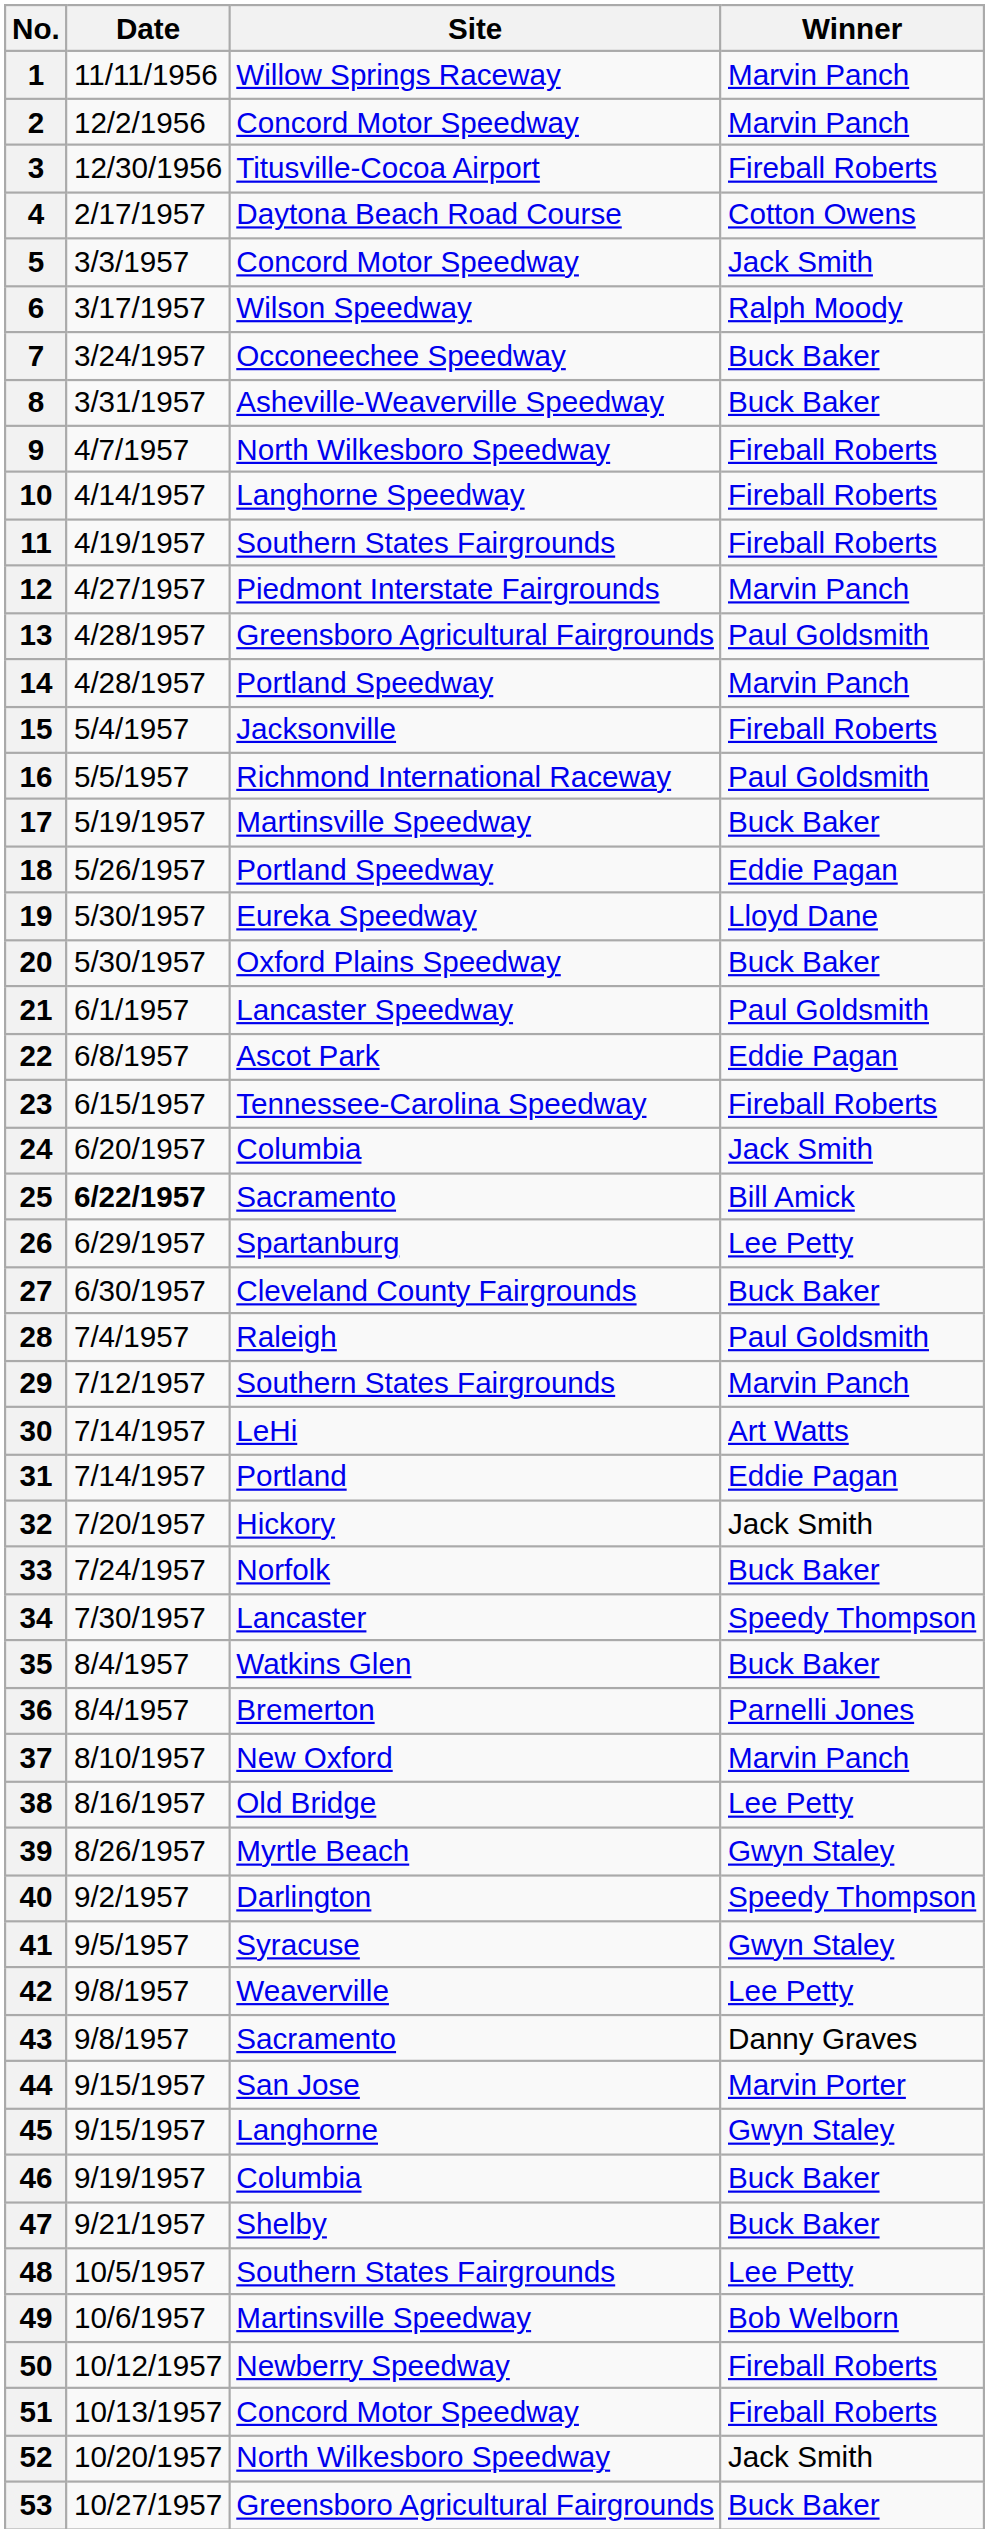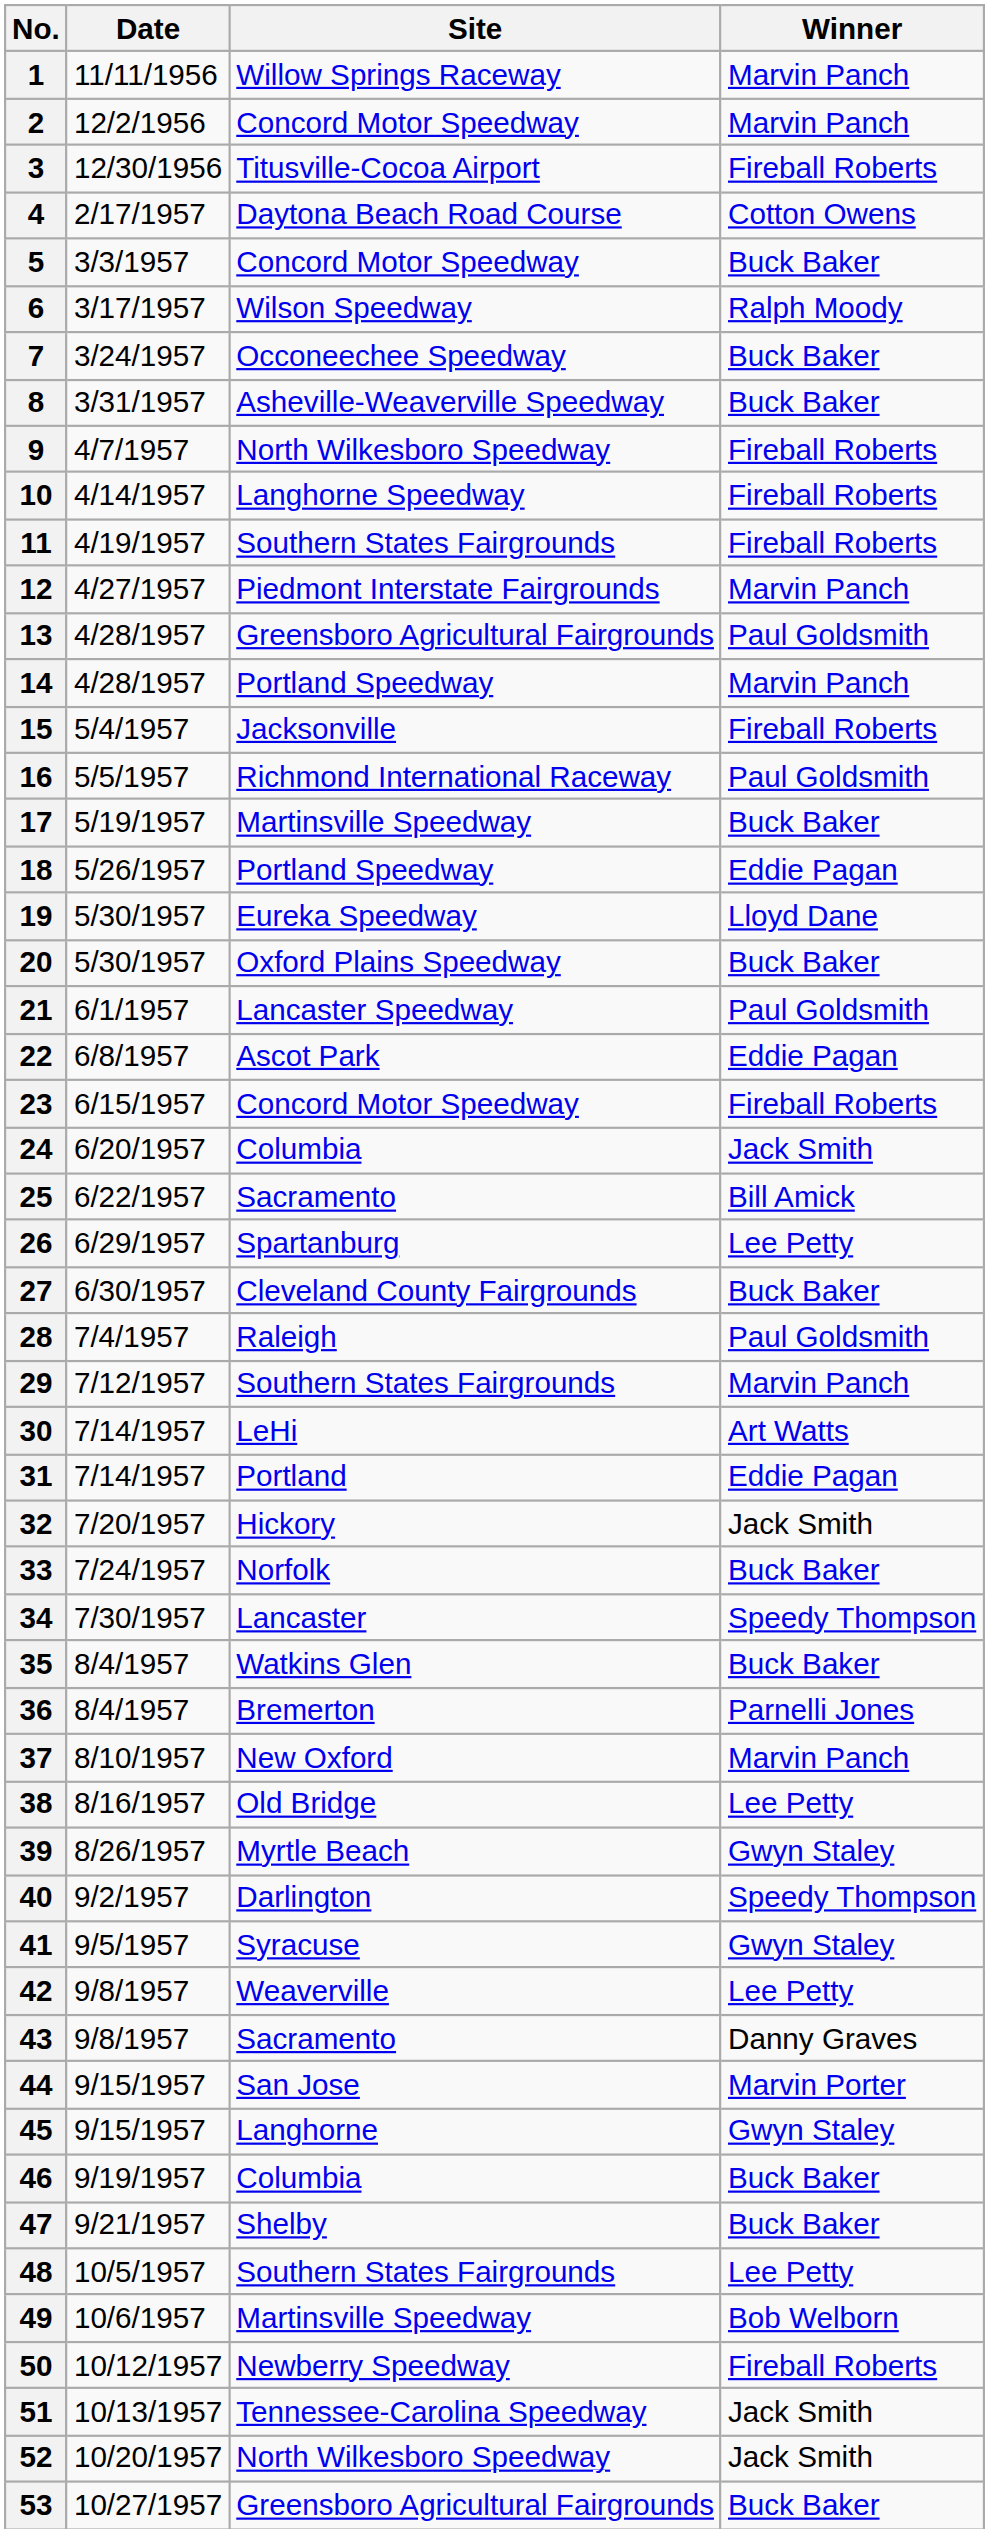(800, 262) Jack Smith -> (804, 262) Buck Baker
(441, 1103) Tennessee-Carolina Speedway -> (408, 1103) Concord Motor Speedway
(140, 1196) bold -> (140, 1196) normal
(408, 2411) Concord Motor Speedway -> (441, 2411) Tennessee-Carolina Speedway
(833, 2411) Fireball Roberts -> (800, 2411) Jack Smith
